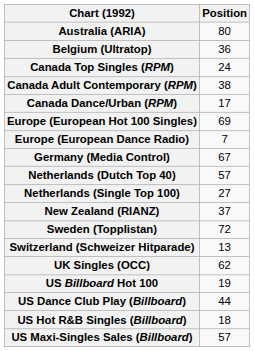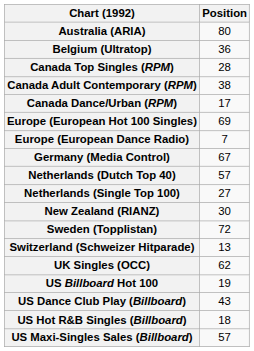(225, 67) 24 -> (225, 67) 28
(225, 211) 37 -> (225, 211) 30
(225, 301) 44 -> (225, 301) 43
